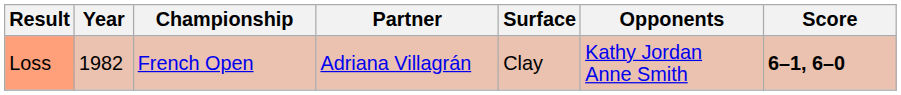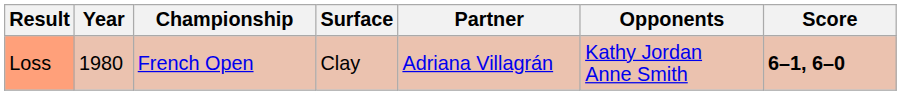columns swapped: (540, 20) <-> (407, 20)
(101, 62) 1982 -> (101, 62) 1980
